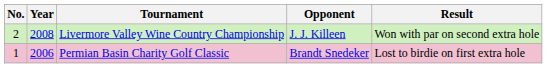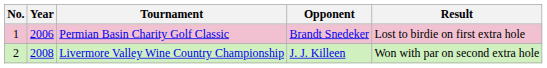rows swapped: (144, 53) <-> (172, 34)
